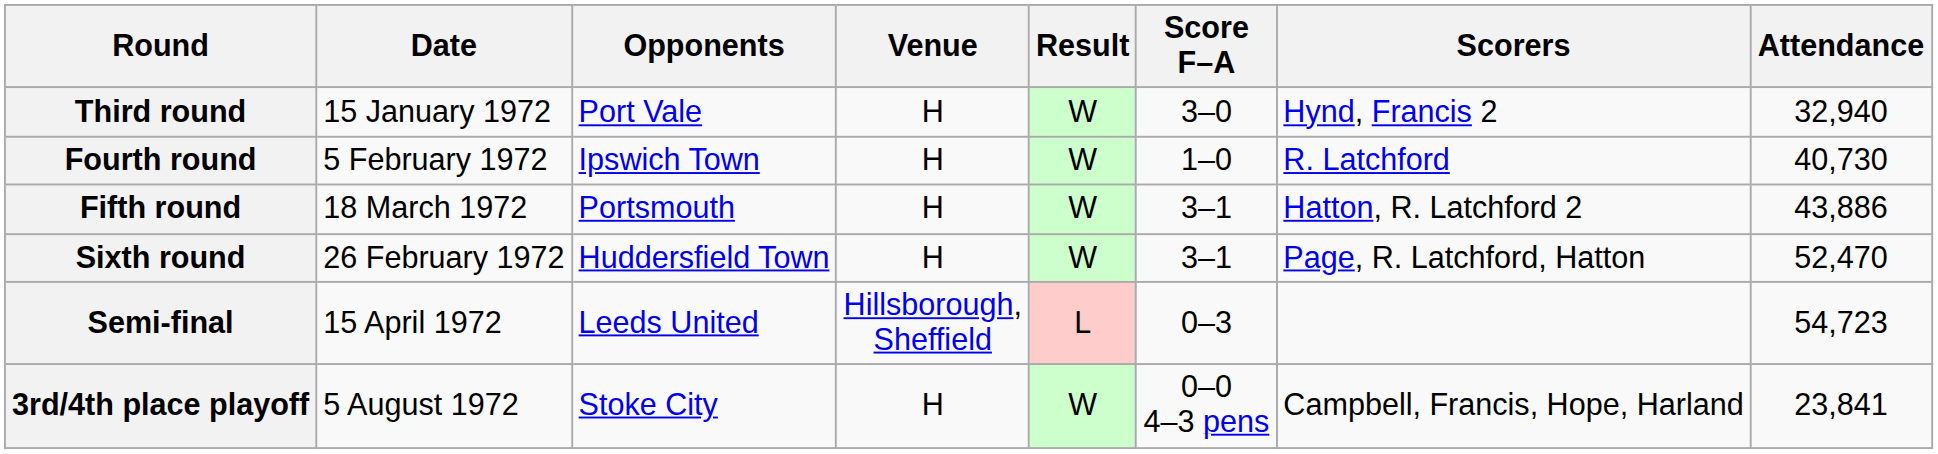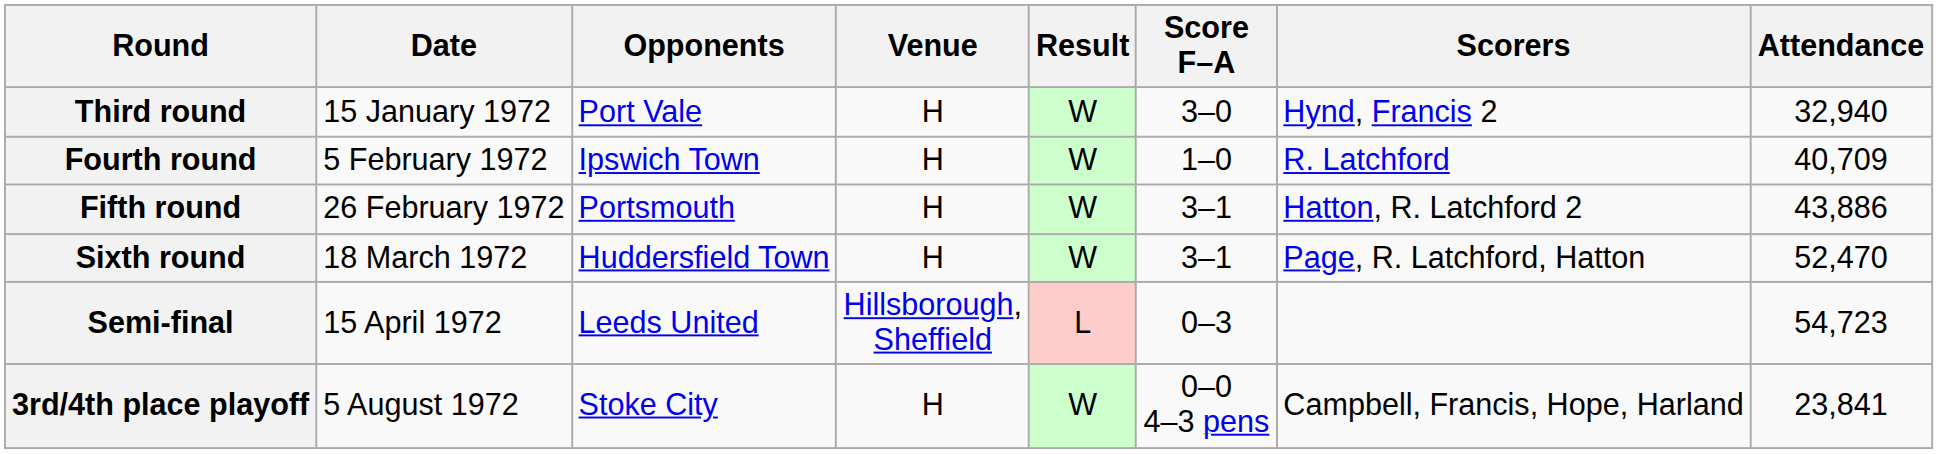(1841, 160) 40,730 -> (1841, 160) 40,709
(425, 208) 18 March 1972 -> (444, 208) 26 February 1972
(444, 256) 26 February 1972 -> (425, 256) 18 March 1972
